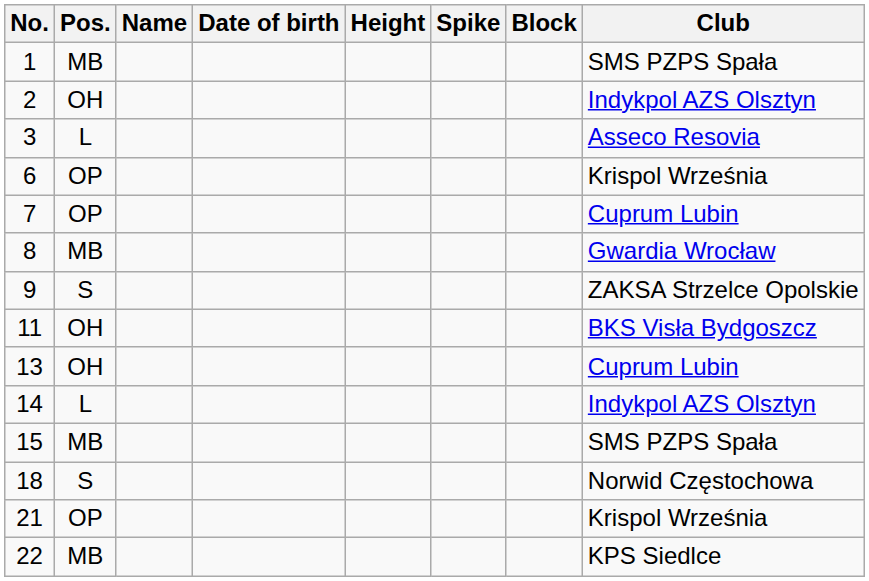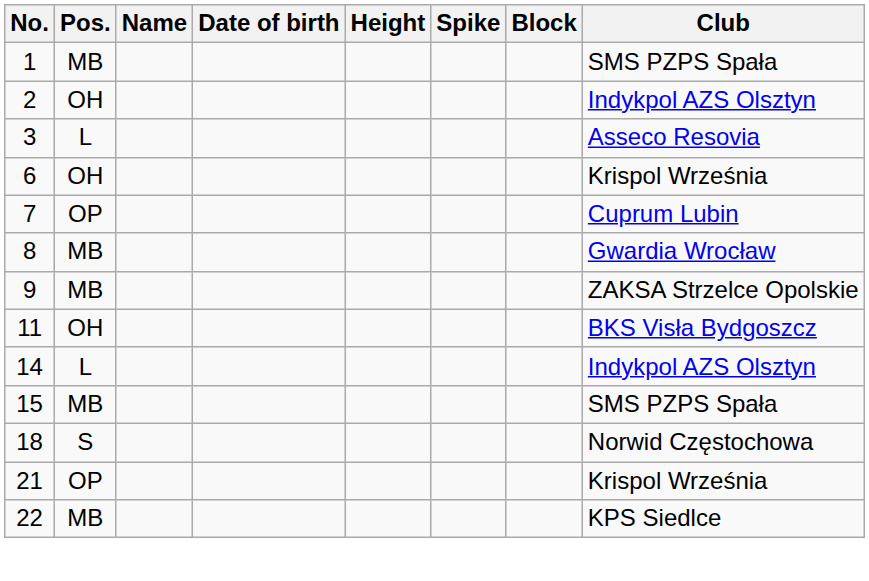(85, 175) OP -> (85, 175) OH
(85, 289) S -> (85, 289) MB
- row: (30, 366)
